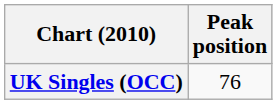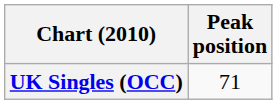(230, 81) 76 -> (230, 81) 71
